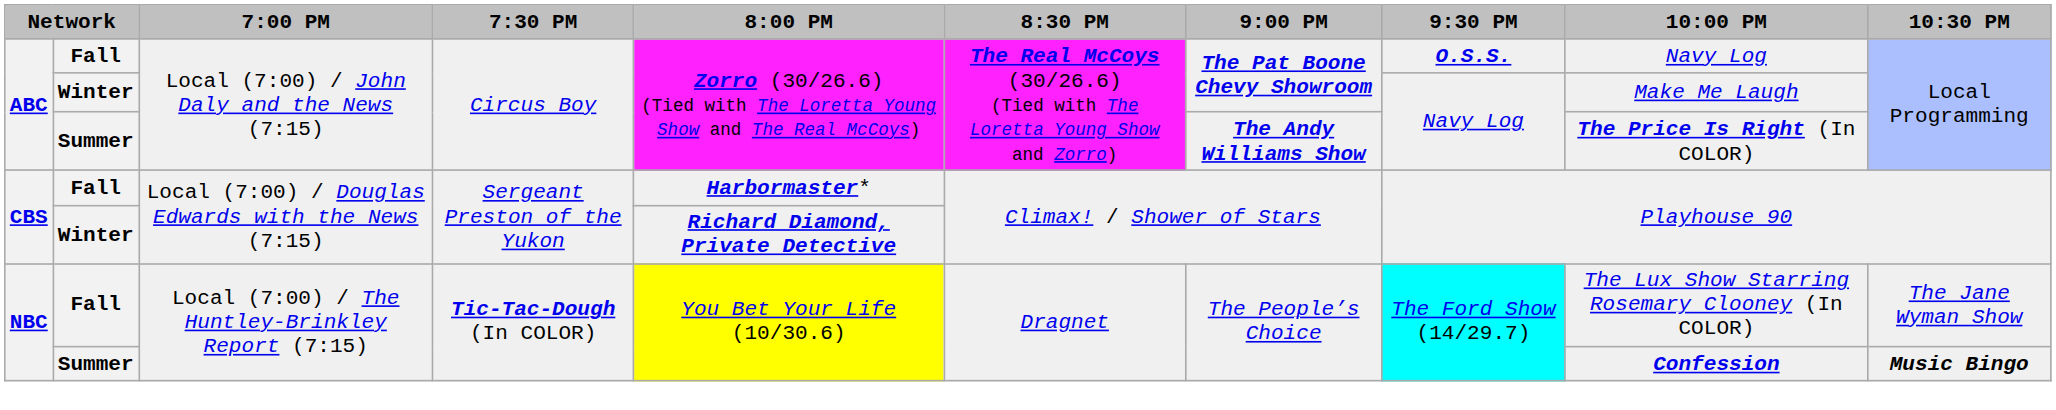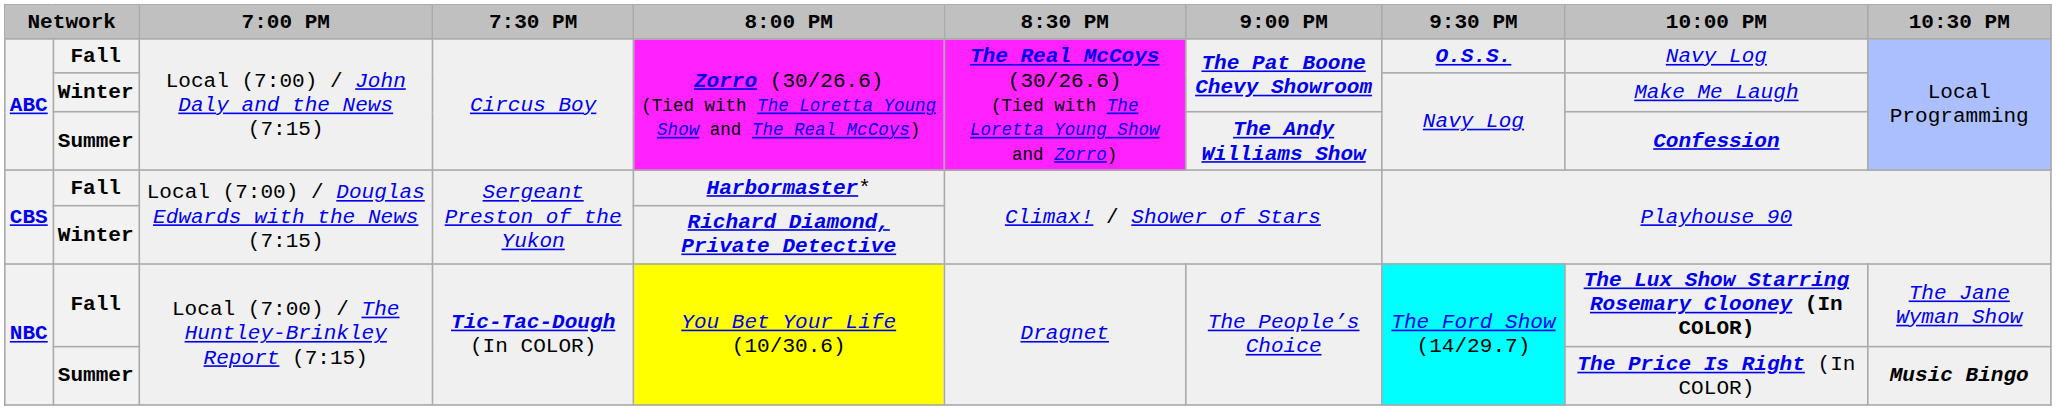(1716, 141) The Price Is Right (In COLOR) -> (1716, 141) Confession
(1716, 305) normal -> (1716, 305) bold
(1716, 364) Confession -> (1716, 376) The Price Is Right (In COLOR)
